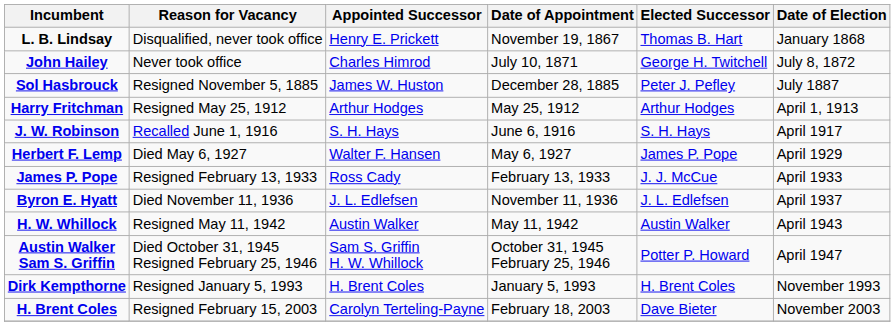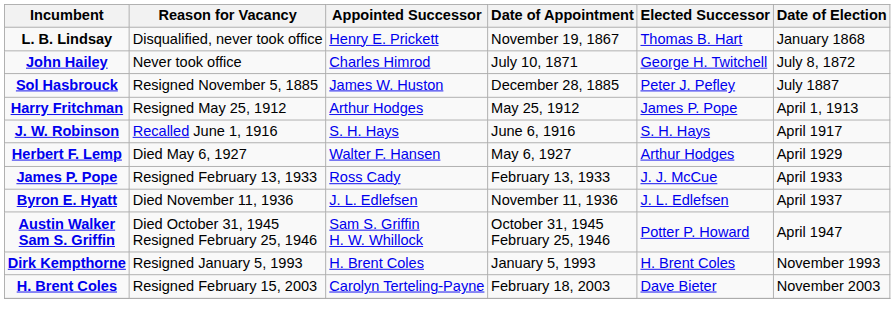(687, 108) Arthur Hodges -> (689, 108) James P. Pope
(689, 154) James P. Pope -> (687, 154) Arthur Hodges
- row: (67, 223)
